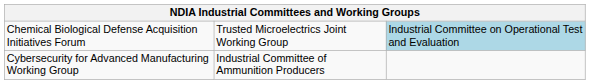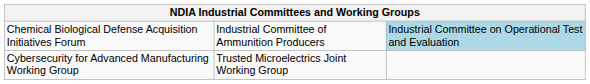(281, 36) Trusted Microelectrics Joint Working Group -> (271, 36) Industrial Committee of Ammunition Producers
(271, 65) Industrial Committee of Ammunition Producers -> (281, 65) Trusted Microelectrics Joint Working Group
